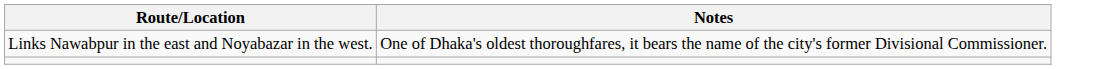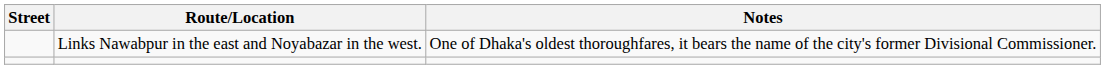+ column: (29, 17)
